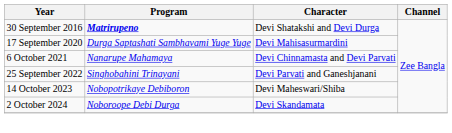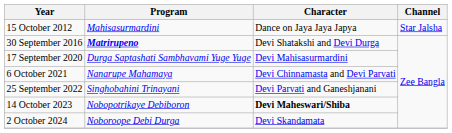+ row: (39, 27)
(300, 89) normal -> (303, 105) bold
